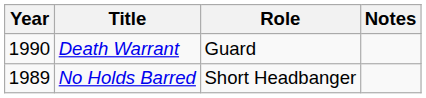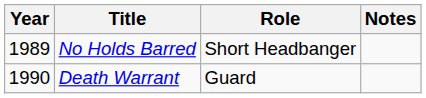rows swapped: (127, 78) <-> (119, 48)
